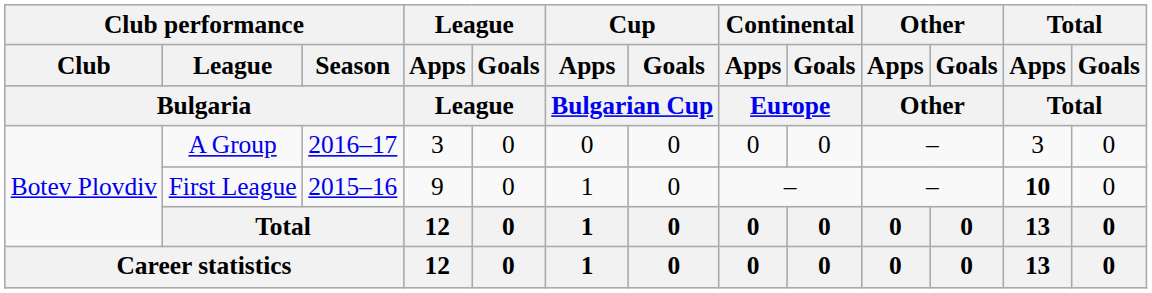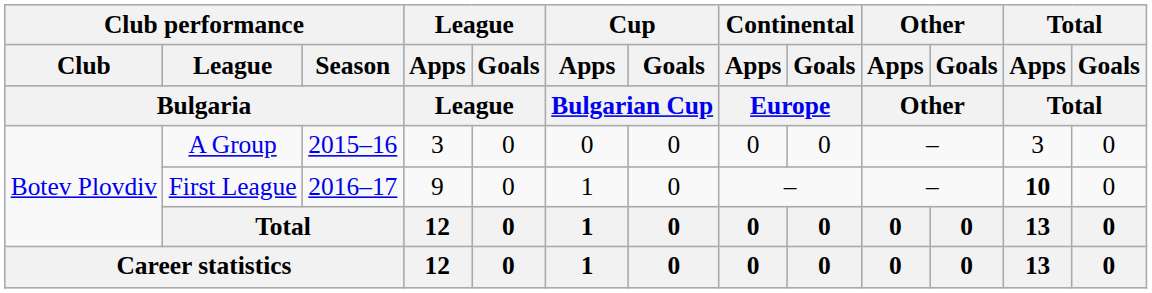(353, 145) 2016–17 -> (353, 145) 2015–16
(353, 186) 2015–16 -> (353, 186) 2016–17
